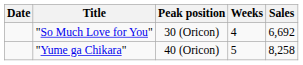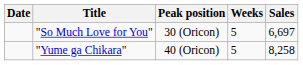(234, 32) 4 -> (234, 32) 5
(282, 32) 6,692 -> (282, 32) 6,697
